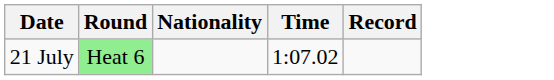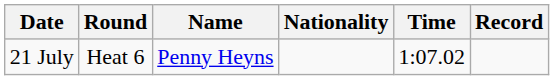+ column: (215, 21)
(115, 56) lightgreen background -> (115, 56) no background
